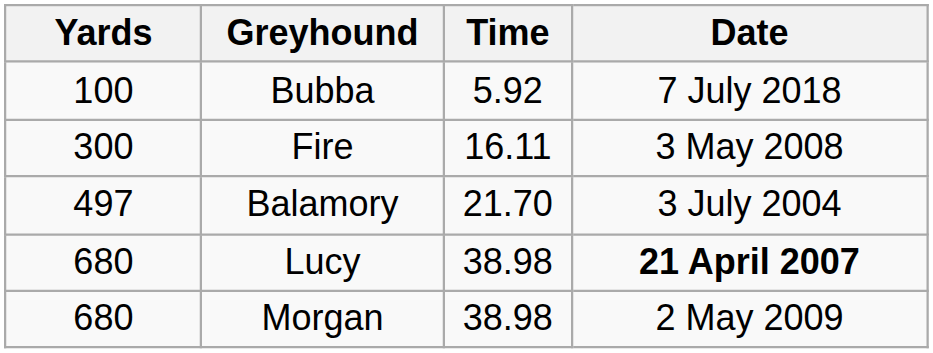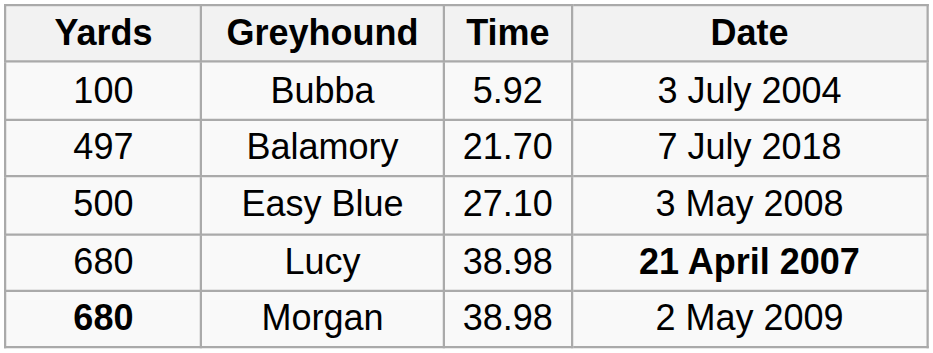(749, 90) 7 July 2018 -> (749, 90) 3 July 2004
- row: (323, 147)
(749, 204) 3 July 2004 -> (749, 147) 7 July 2018
+ row: (322, 204)
(103, 318) normal -> (103, 318) bold
